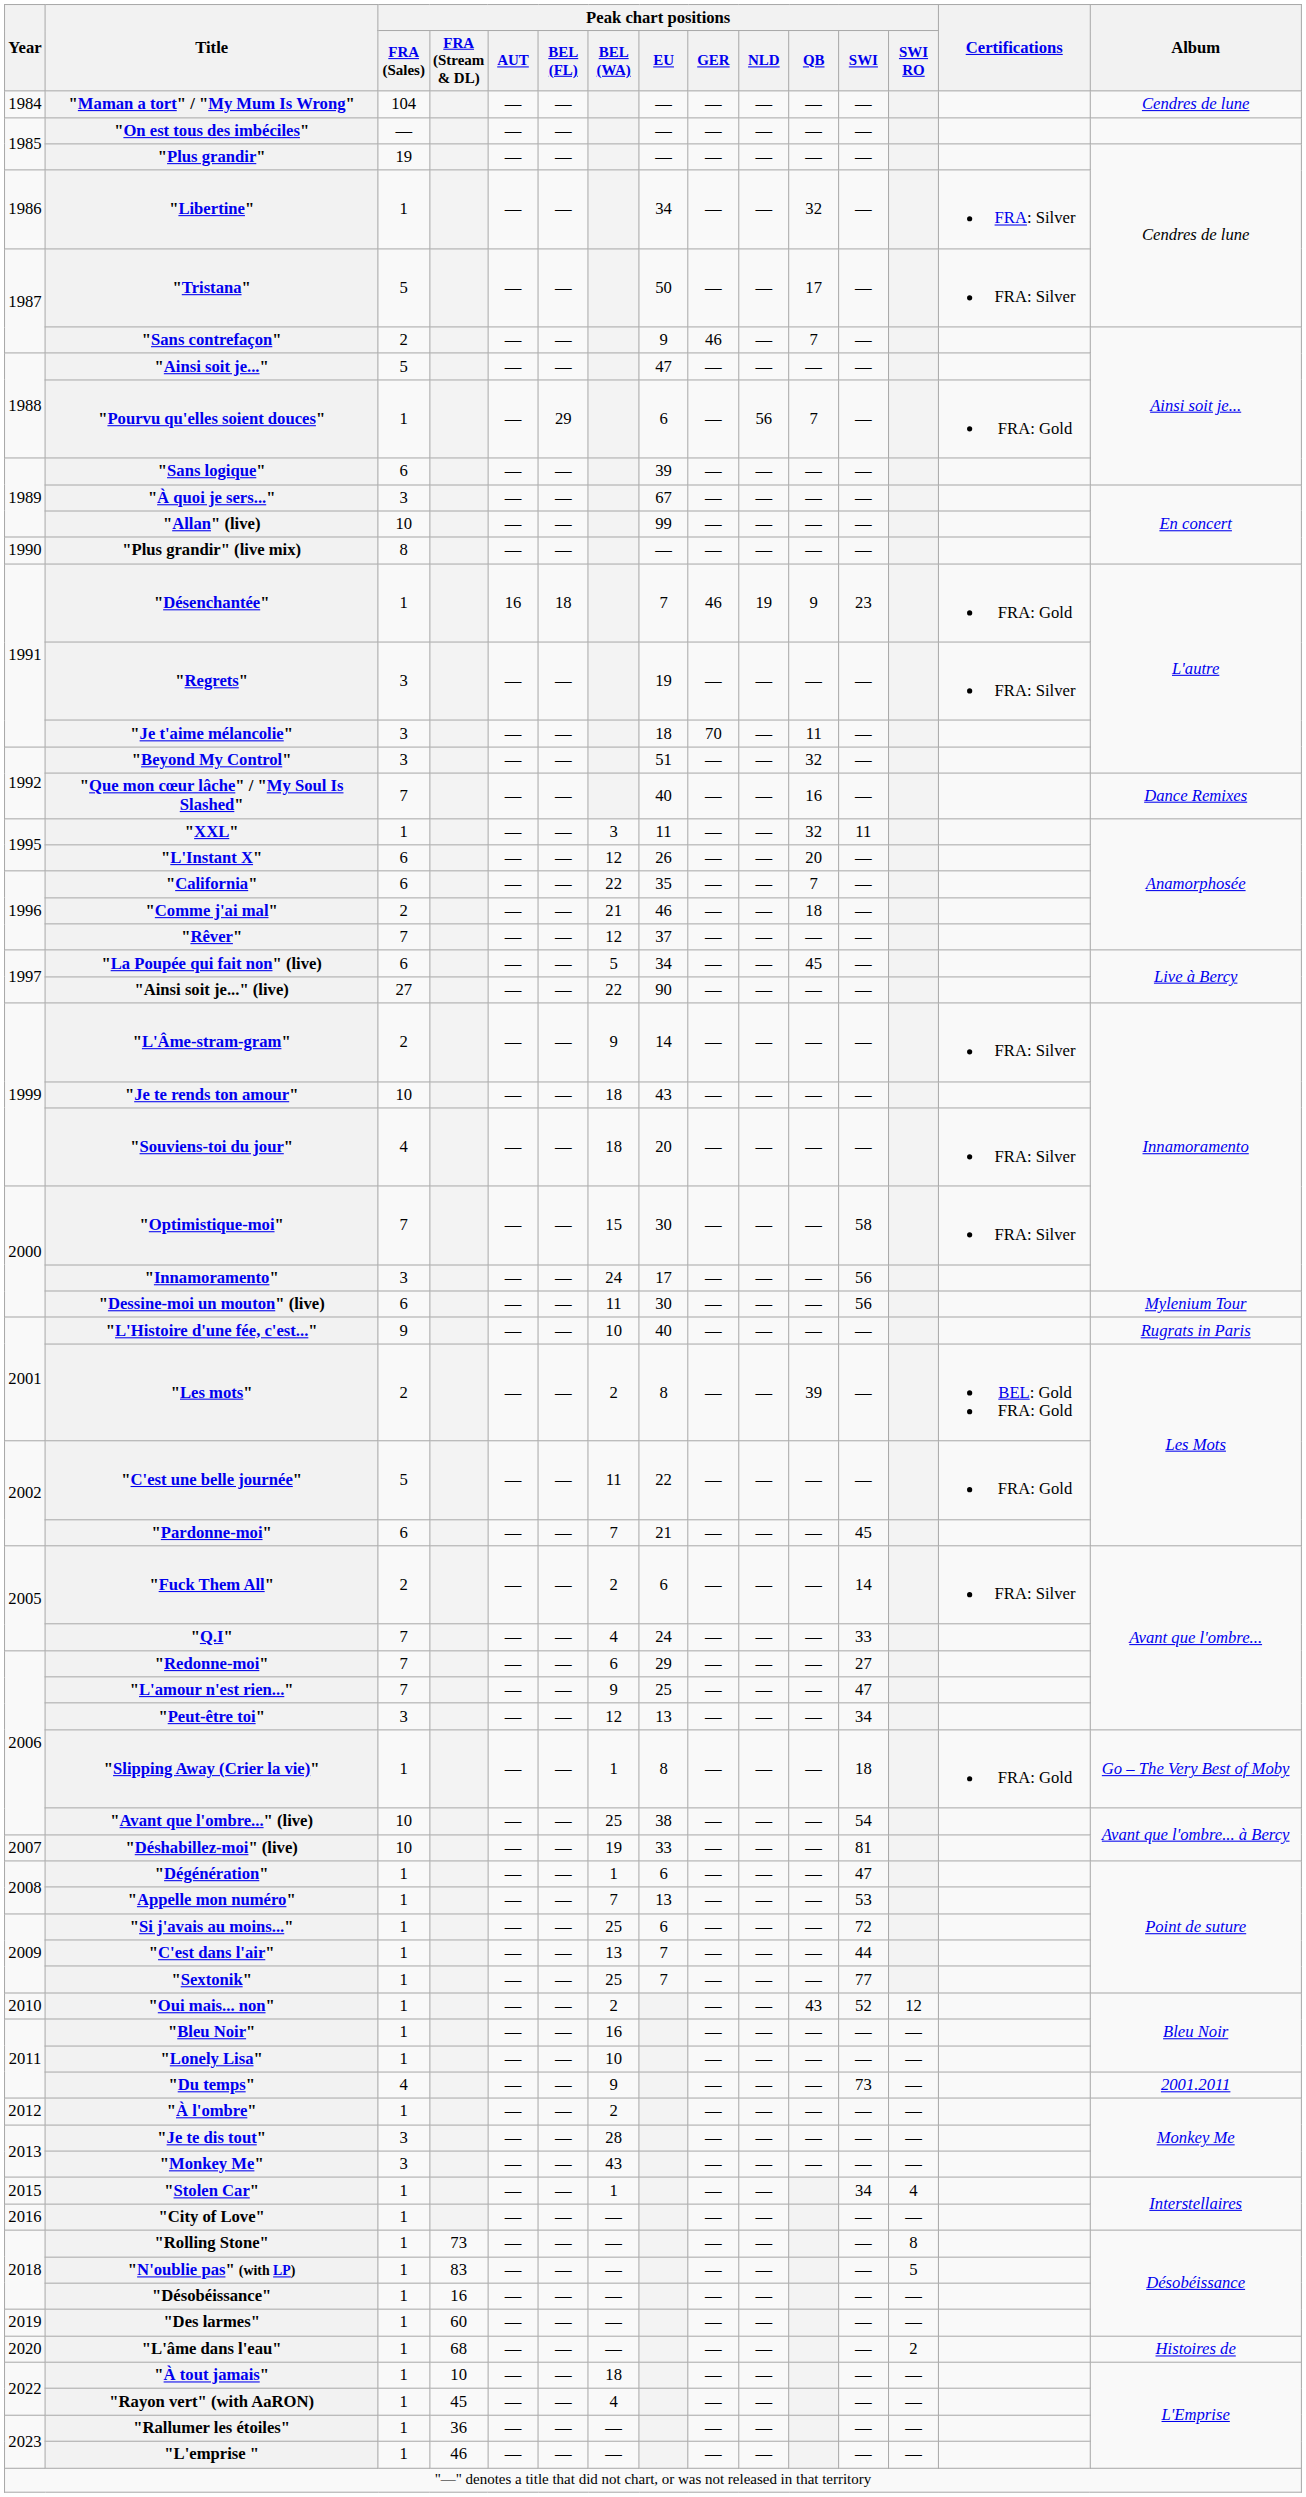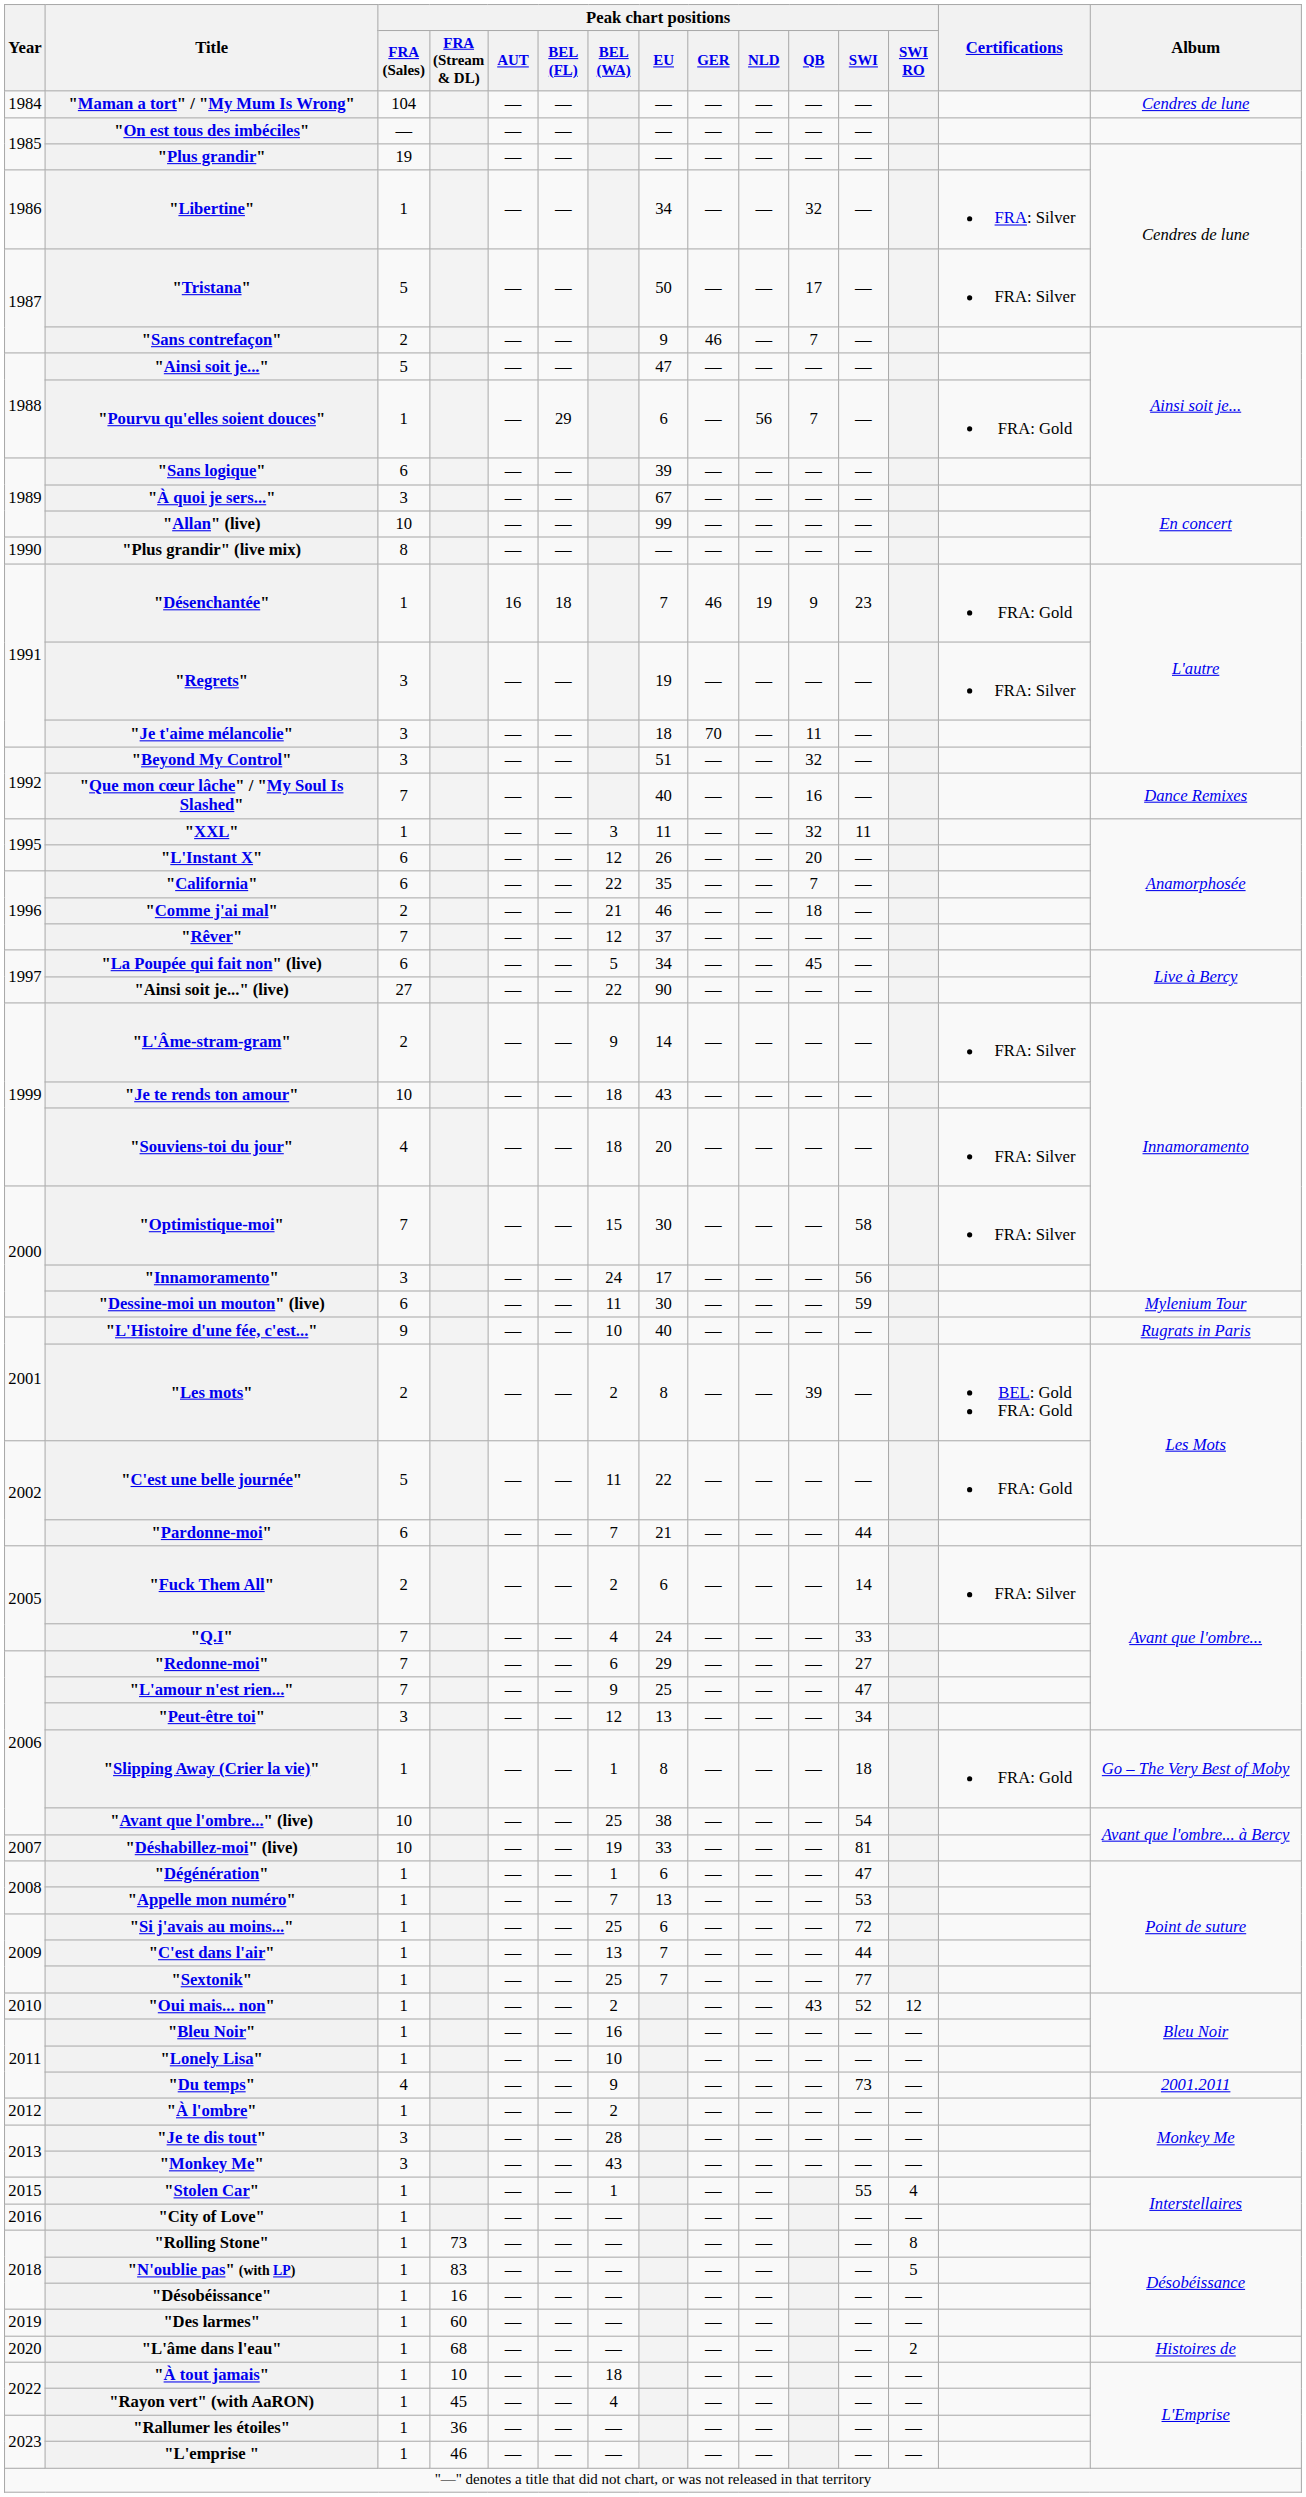(863, 1304) 56 -> (863, 1304) 59
(863, 1532) 45 -> (863, 1532) 44
(863, 2190) 34 -> (863, 2190) 55
